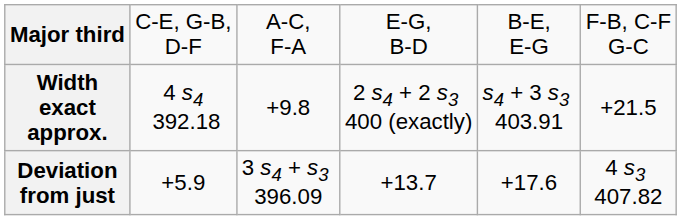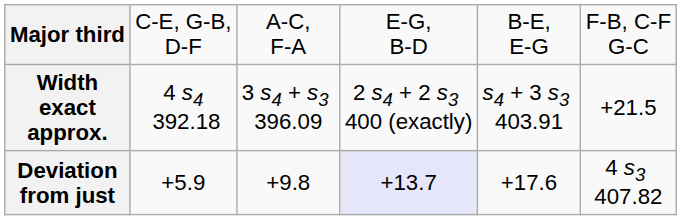(288, 107) +9.8 -> (288, 107) 3 s4 + s3 396.09
(288, 182) 3 s4 + s3 396.09 -> (288, 182) +9.8
(409, 182) no background -> (409, 182) lavender background
